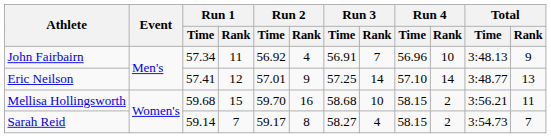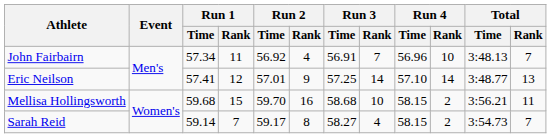(528, 57) 9 -> (528, 57) 7
